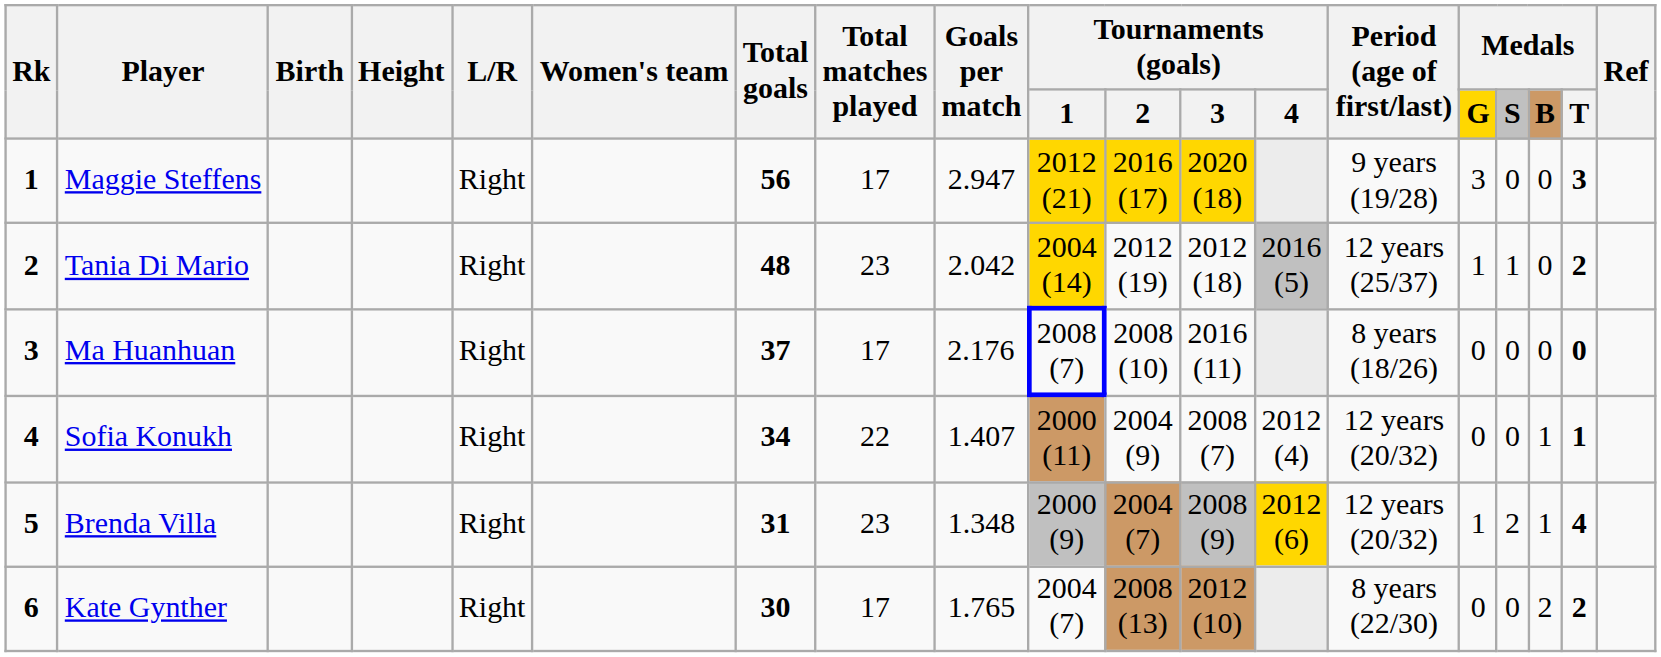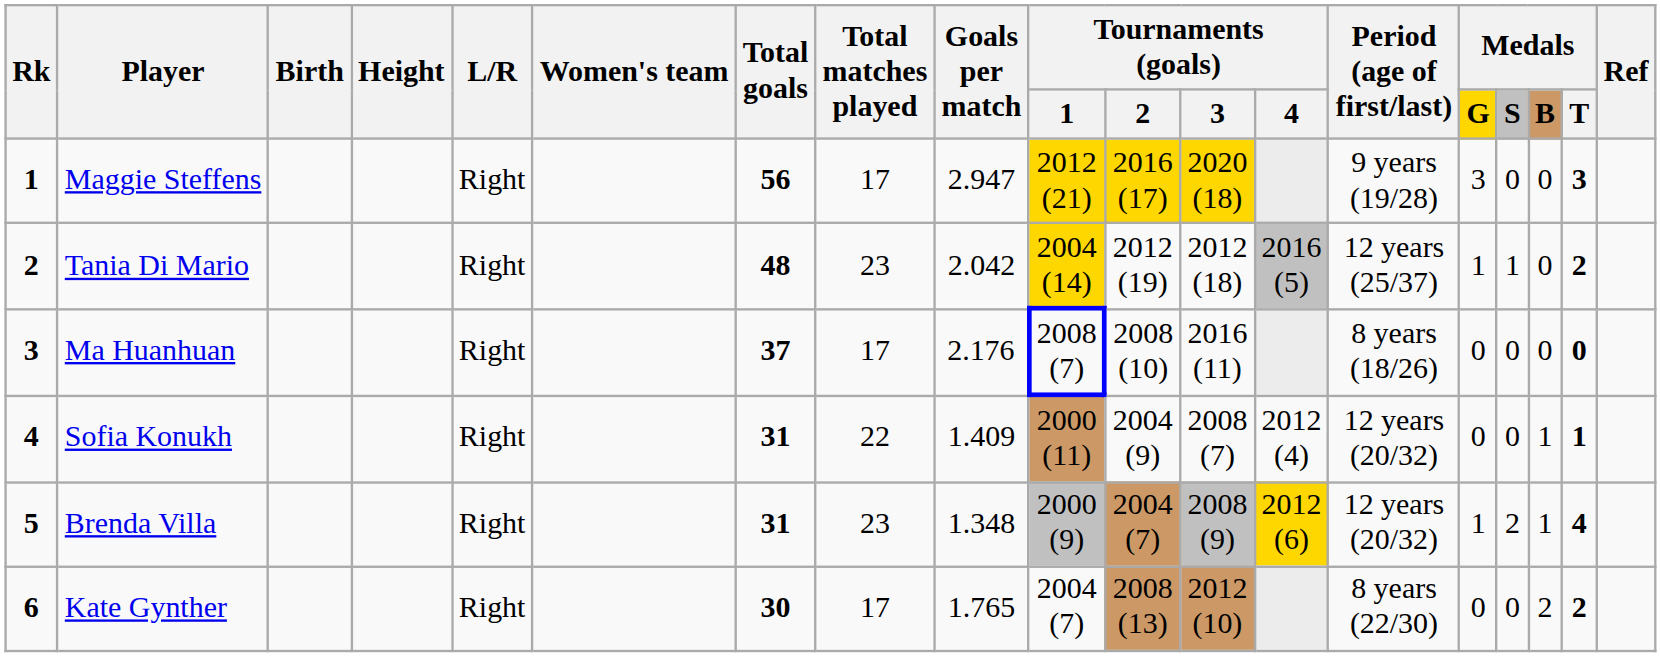(776, 437) 34 -> (776, 437) 31
(981, 437) 1.407 -> (981, 437) 1.409
